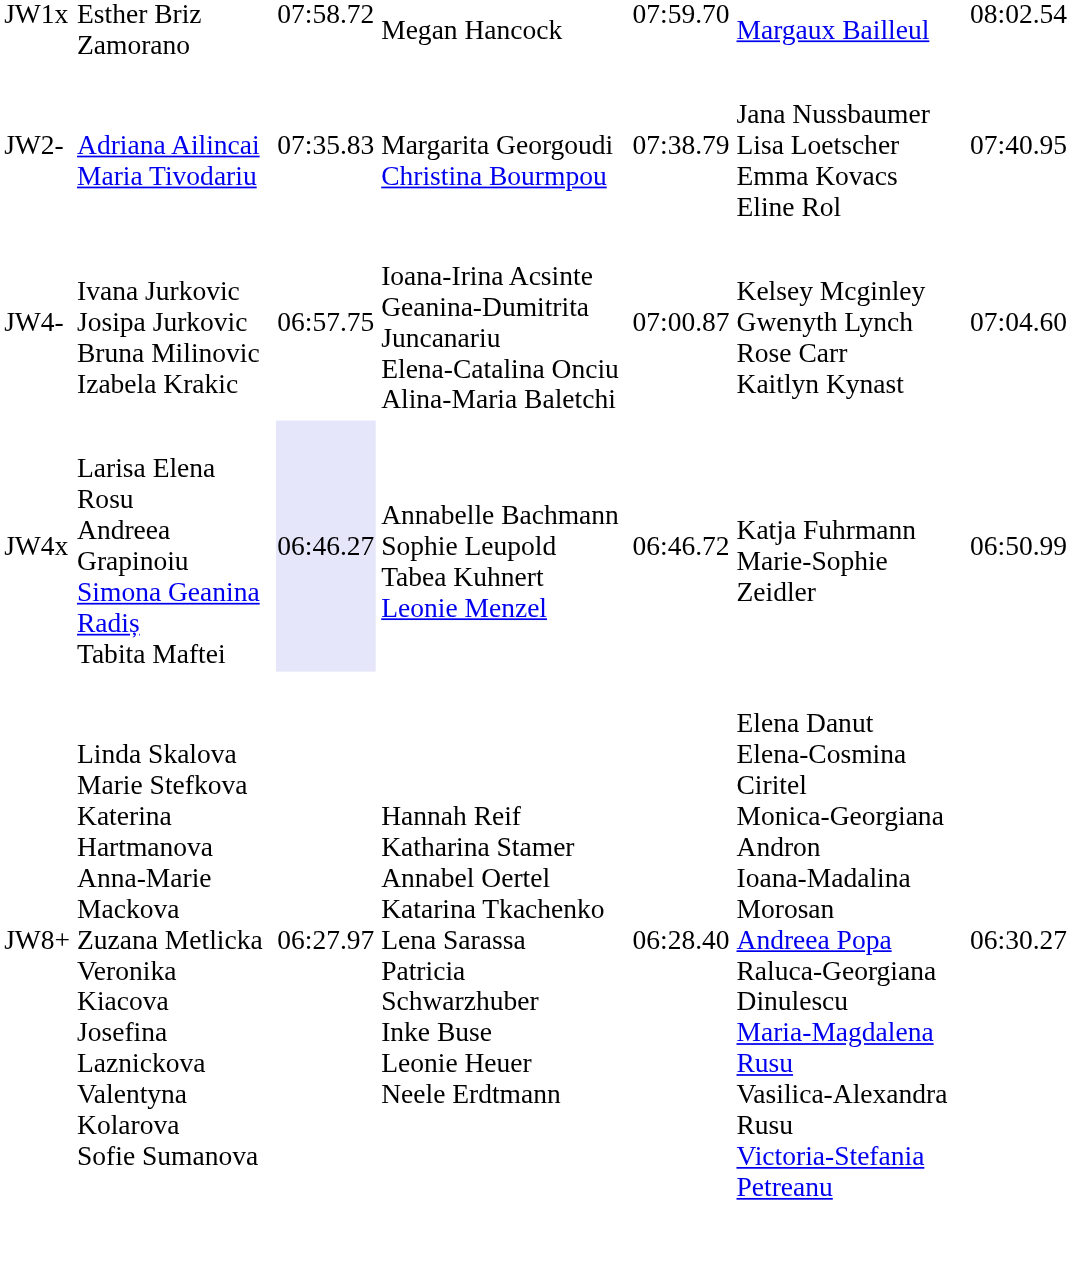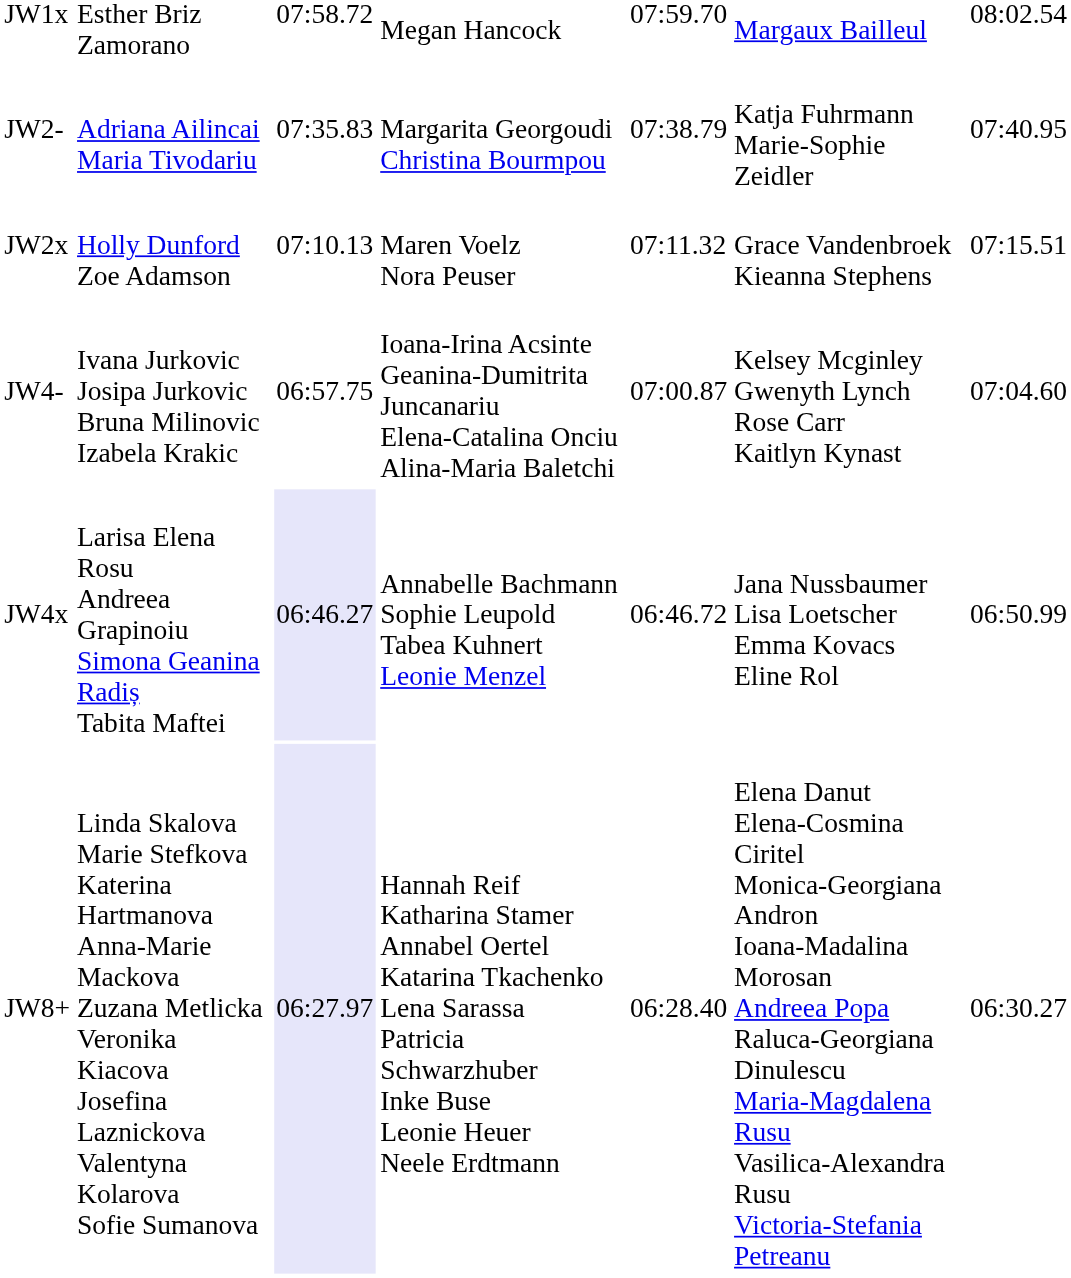(833, 160) Jana Nussbaumer Lisa Loetscher Emma Kovacs Eline Rol -> (824, 144) Katja Fuhrmann Marie-Sophie Zeidler
+ row: (36, 244)
(826, 561) Katja Fuhrmann Marie-Sophie Zeidler -> (831, 630) Jana Nussbaumer Lisa Loetscher Emma Kovacs Eline Rol
(326, 939) no background -> (325, 1008) lavender background
